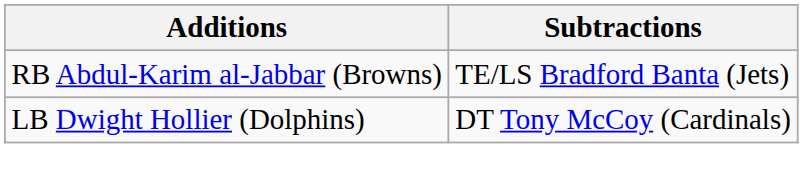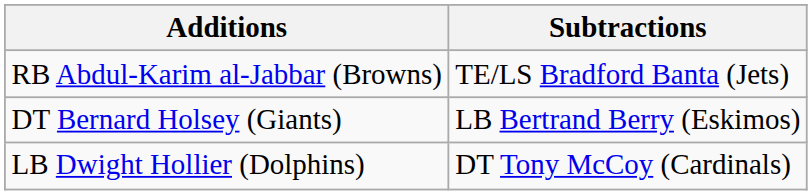+ row: (177, 119)
